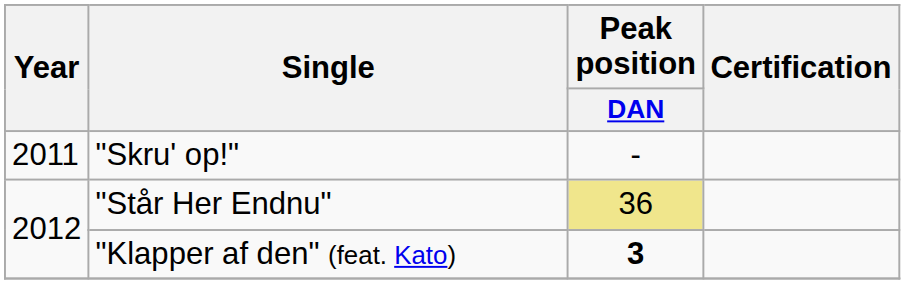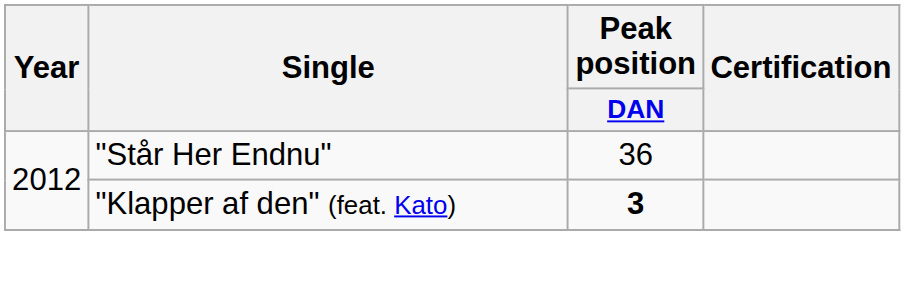- row: (167, 154)
(636, 204) khaki background -> (636, 154) no background
